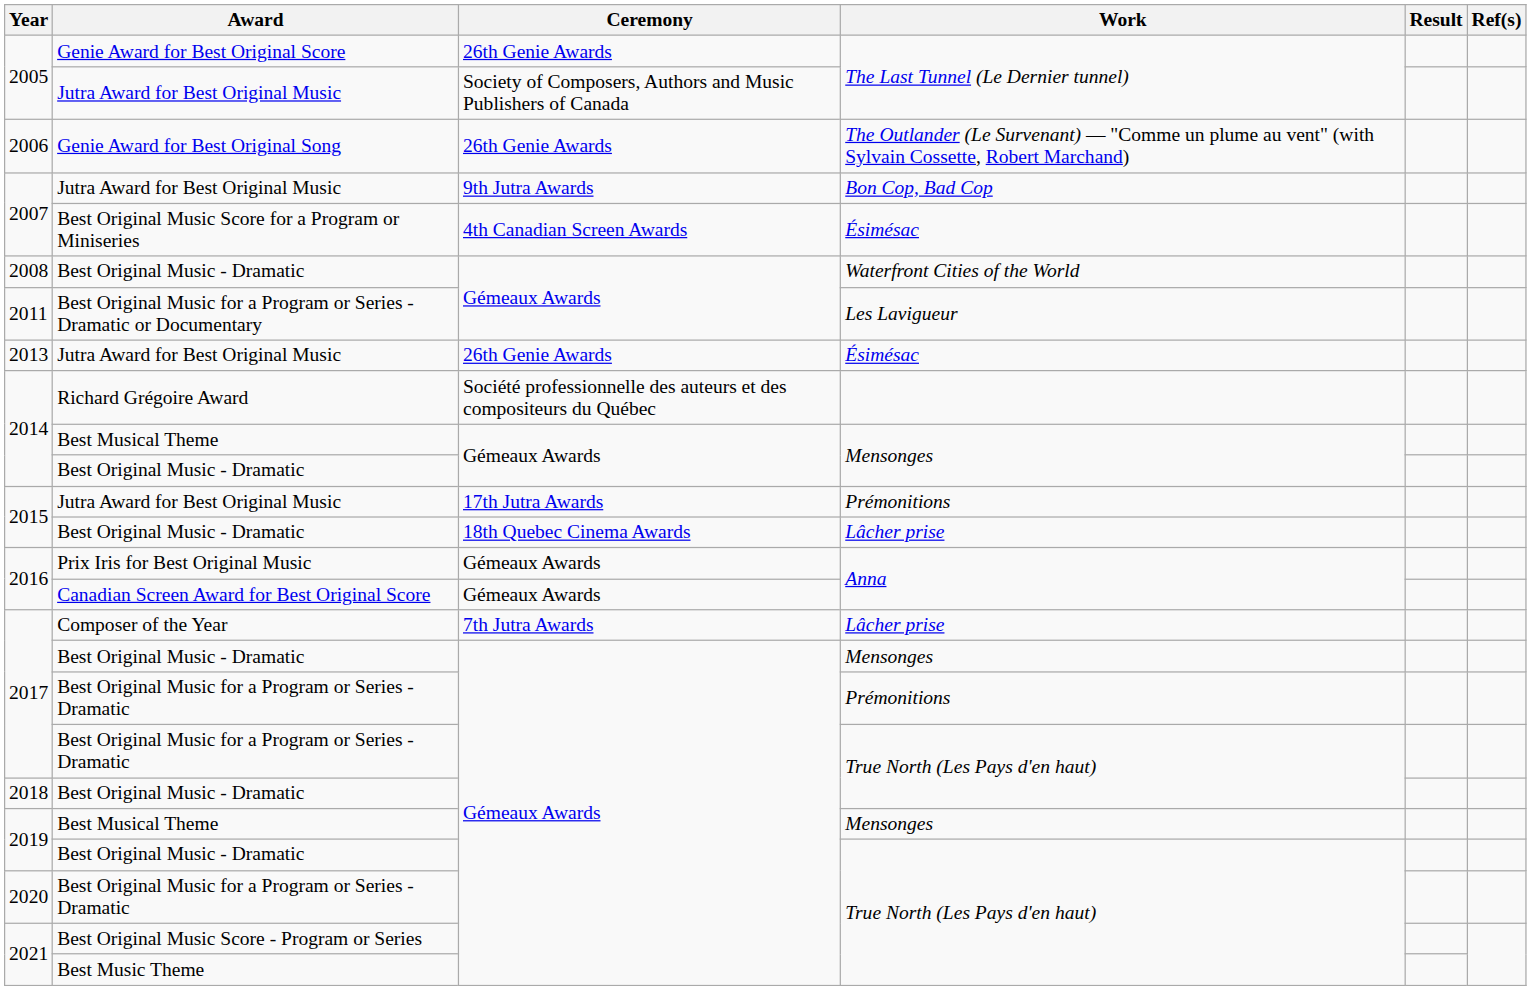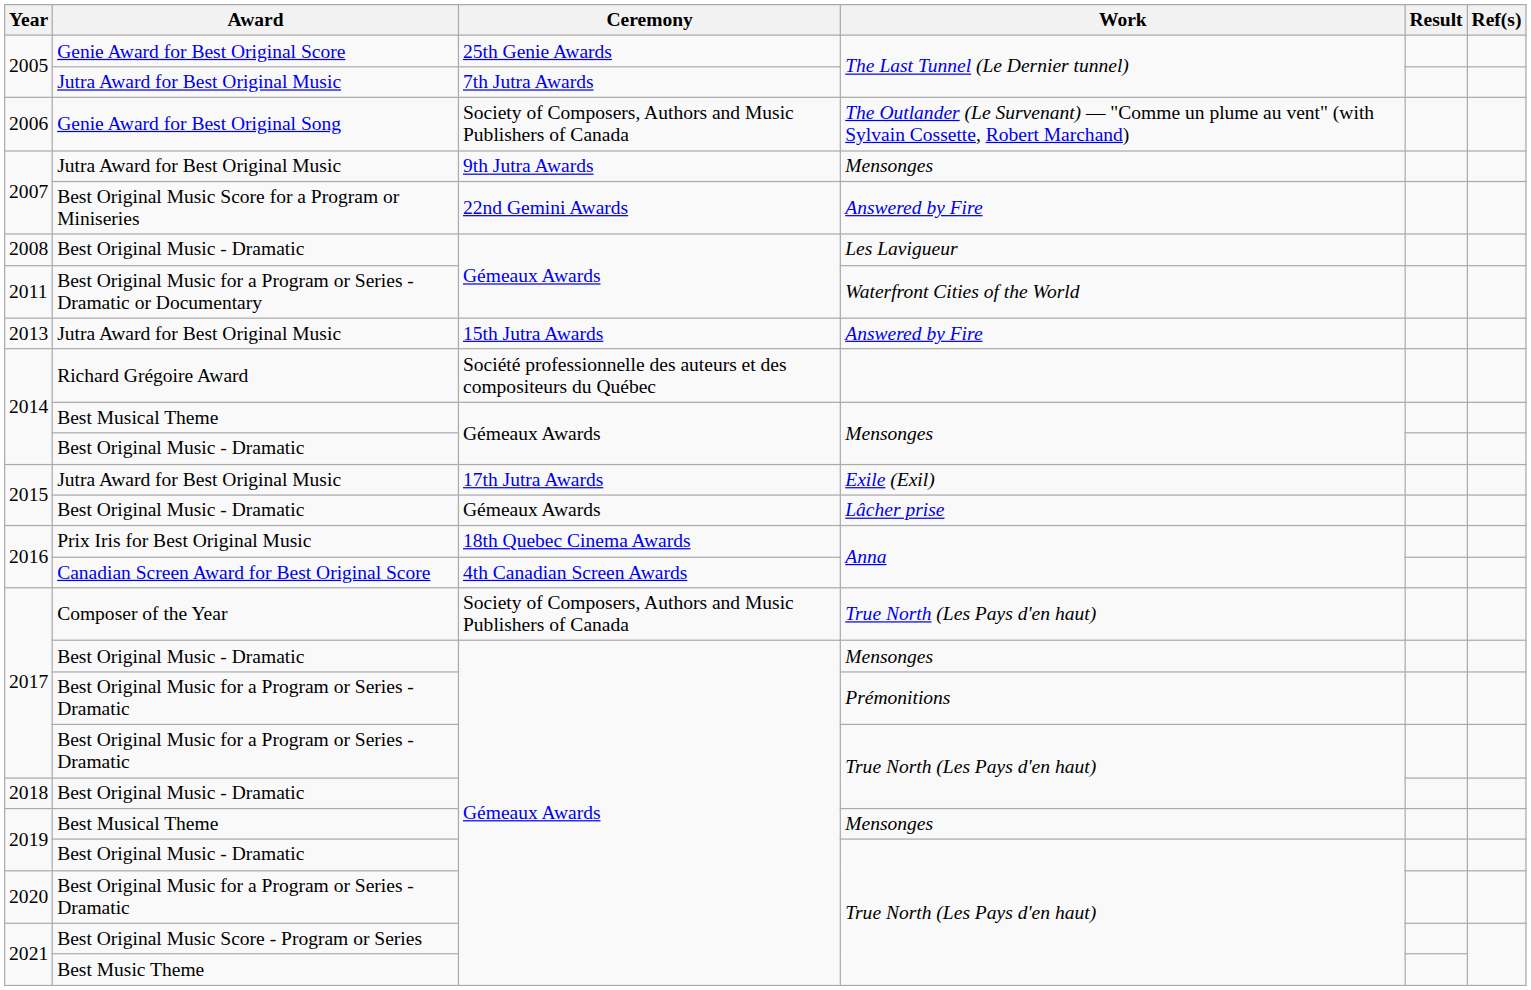(537, 50) 26th Genie Awards -> (537, 50) 25th Genie Awards
(628, 92) Society of Composers, Authors and Music Publishers of Canada -> (528, 81) 7th Jutra Awards
(537, 145) 26th Genie Awards -> (628, 123) Society of Composers, Authors and Music Publishers of Canada
(919, 187) Bon Cop, Bad Cop -> (889, 165) Mensonges
(575, 229) 4th Canadian Screen Awards -> (546, 207) 22nd Gemini Awards
(882, 229) Ésimésac -> (914, 207) Answered by Fire
(962, 271) Waterfront Cities of the World -> (901, 249) Les Lavigueur
(901, 313) Les Lavigueur -> (962, 291) Waterfront Cities of the World
(537, 355) 26th Genie Awards -> (533, 333) 15th Jutra Awards
(882, 355) Ésimésac -> (914, 333) Answered by Fire
(898, 501) Prémonitions -> (890, 479) Exile (Exil)
(577, 532) 18th Quebec Cinema Awards -> (532, 510) Gémeaux Awards
(532, 563) Gémeaux Awards -> (577, 541) 18th Quebec Cinema Awards
(532, 594) Gémeaux Awards -> (575, 572) 4th Canadian Screen Awards
(528, 625) 7th Jutra Awards -> (628, 614) Society of Composers, Authors and Music Publishers of Canada
(895, 625) Lâcher prise -> (971, 614) True North (Les Pays d'en haut)
